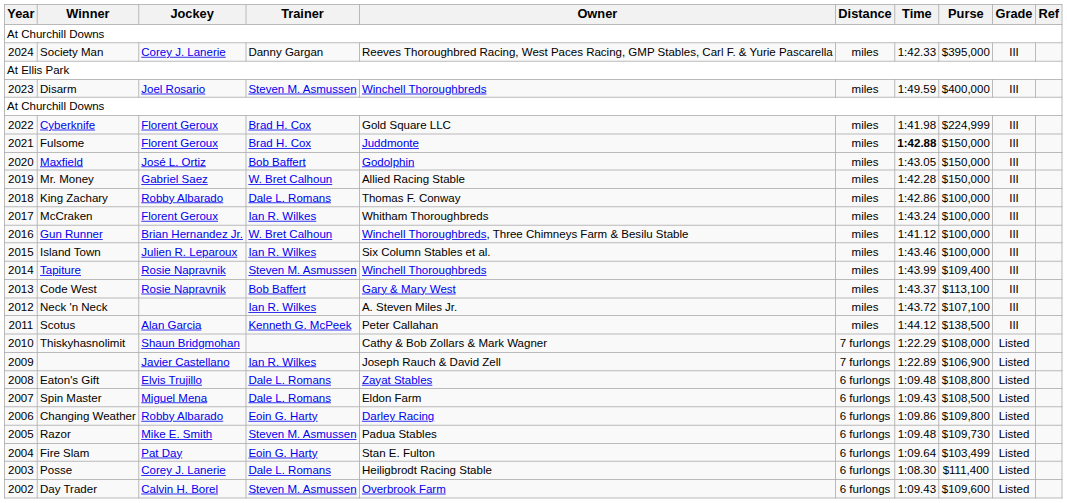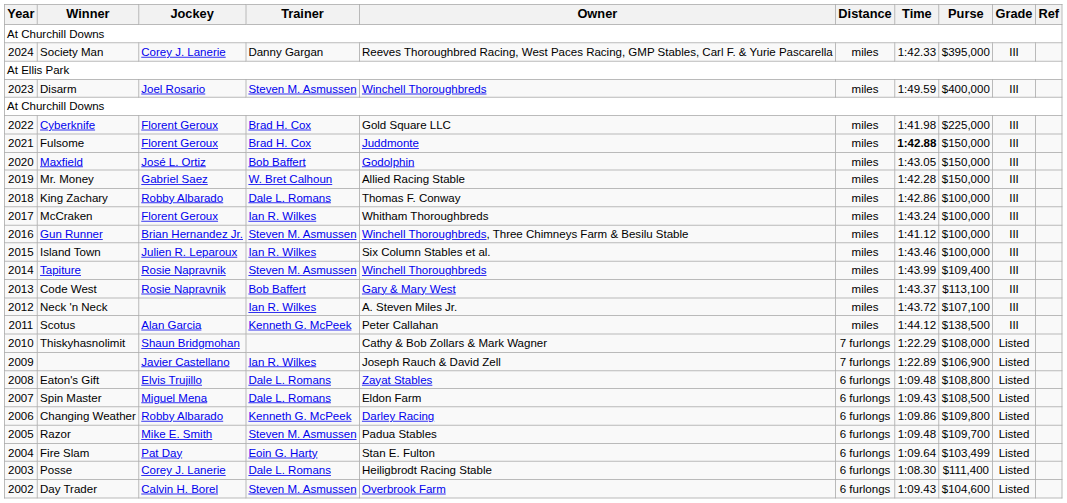(966, 125) $224,999 -> (966, 125) $225,000
(290, 234) W. Bret Calhoun -> (302, 234) Steven M. Asmussen
(283, 416) Eoin G. Harty -> (300, 416) Kenneth G. McPeek
(966, 434) $109,730 -> (966, 434) $109,700
(966, 489) $109,600 -> (966, 489) $104,600
